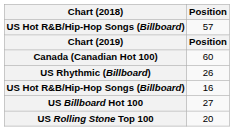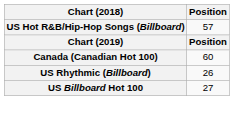- row: (208, 88)
- row: (208, 118)
